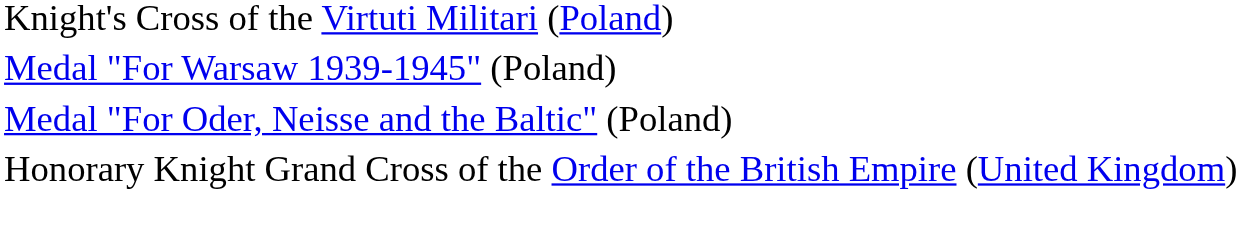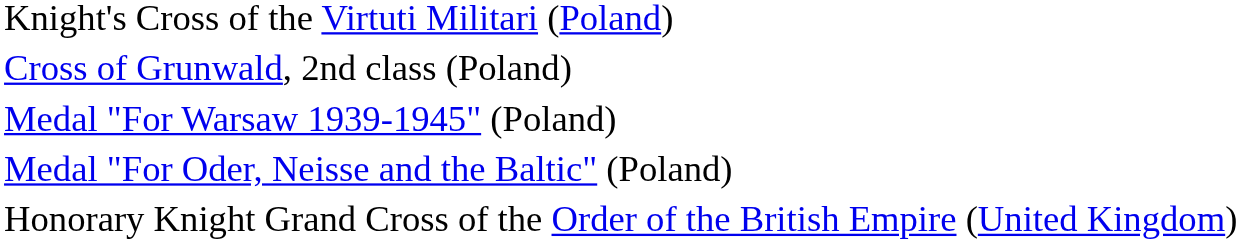+ row: (288, 68)
